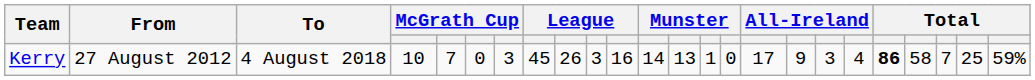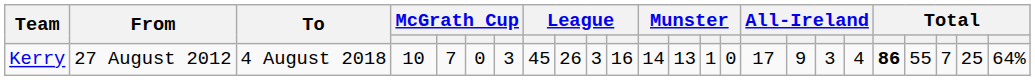(920, 59) 58 -> (920, 59) 55
(1009, 59) 59% -> (1009, 59) 64%
